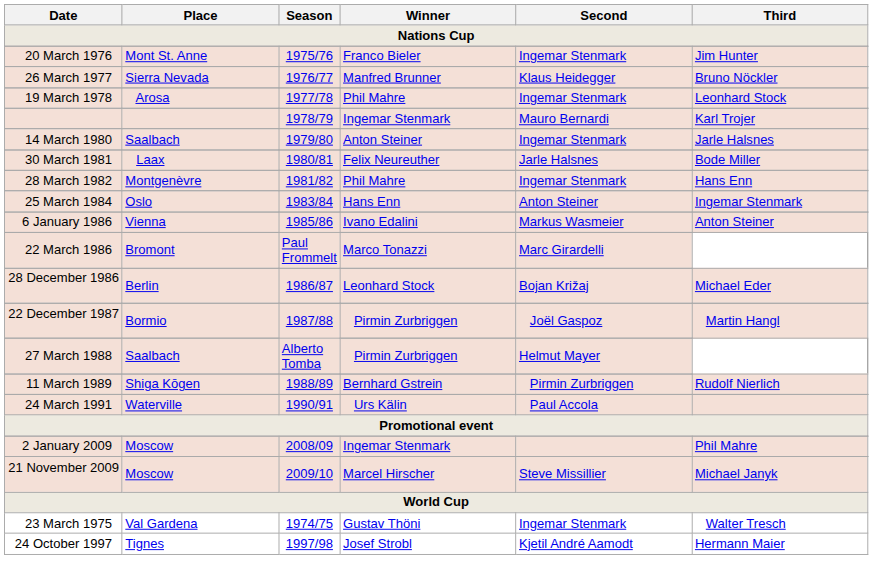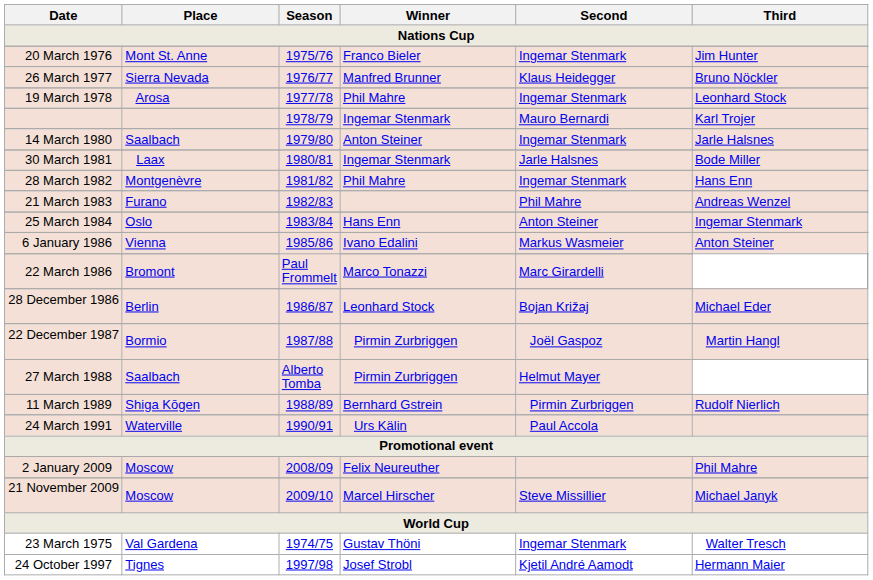(391, 160) Felix Neureuther -> (397, 160) Ingemar Stenmark
+ row: (72, 202)
(397, 447) Ingemar Stenmark -> (391, 467) Felix Neureuther
